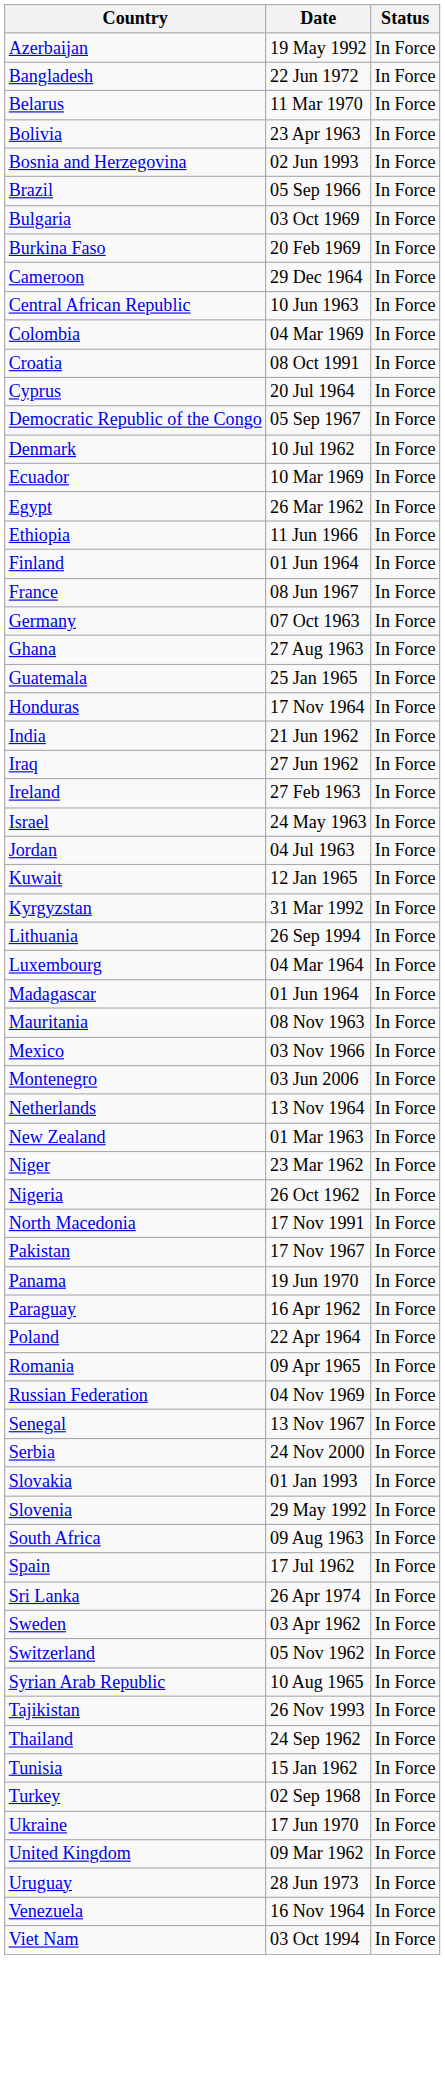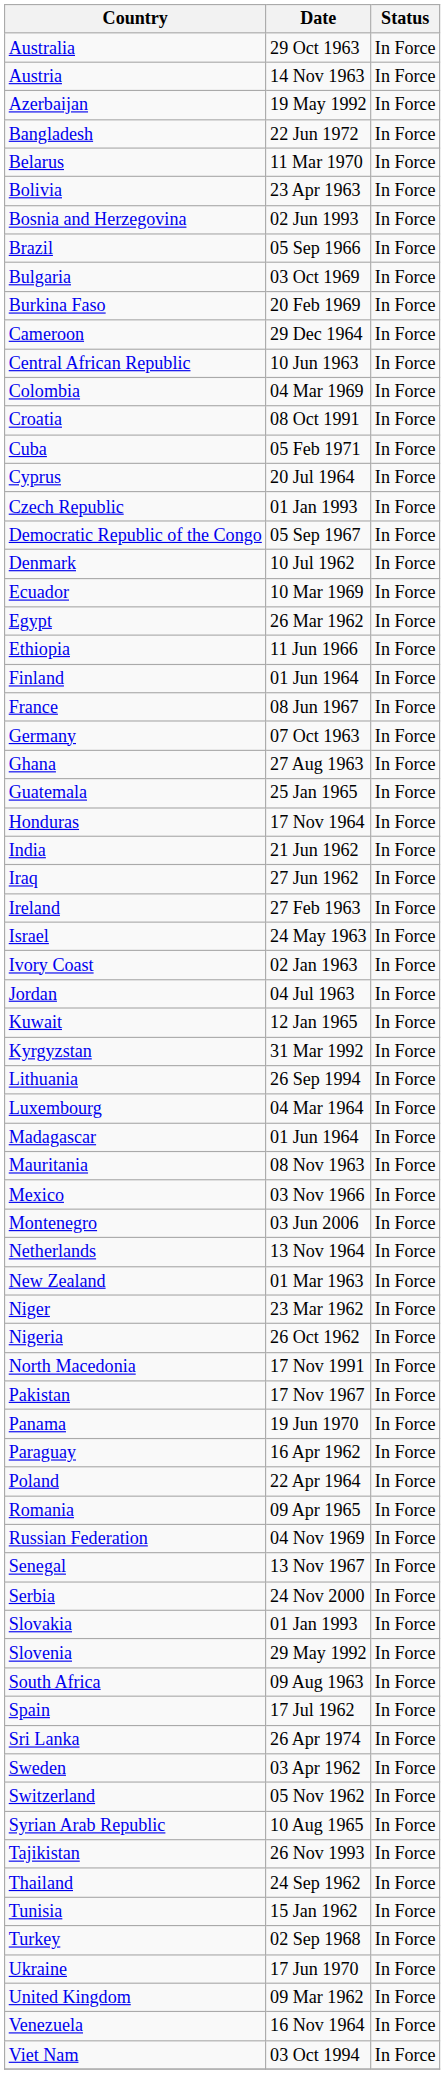+ row: (42, 47)
+ row: (35, 76)
+ row: (28, 448)
+ row: (66, 506)
+ row: (51, 965)
- row: (40, 1882)
